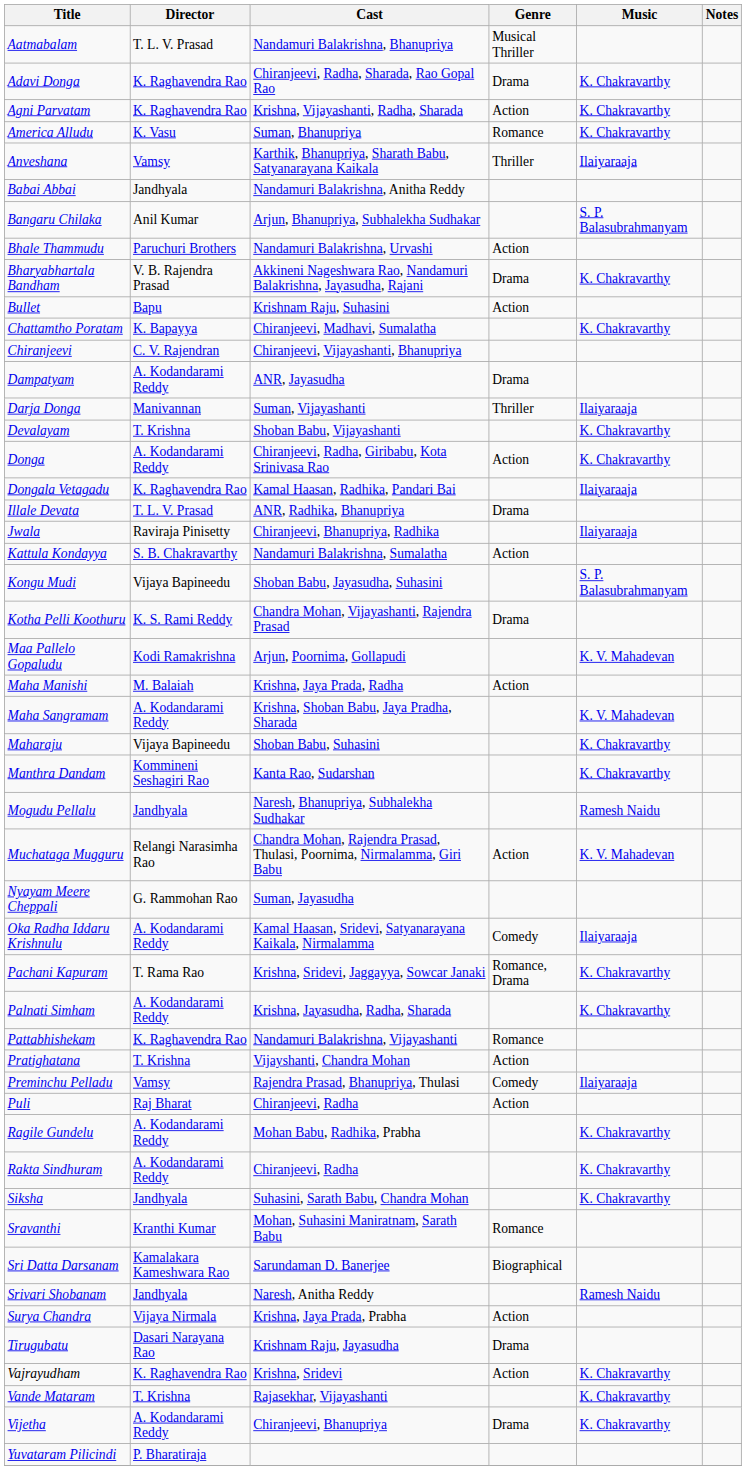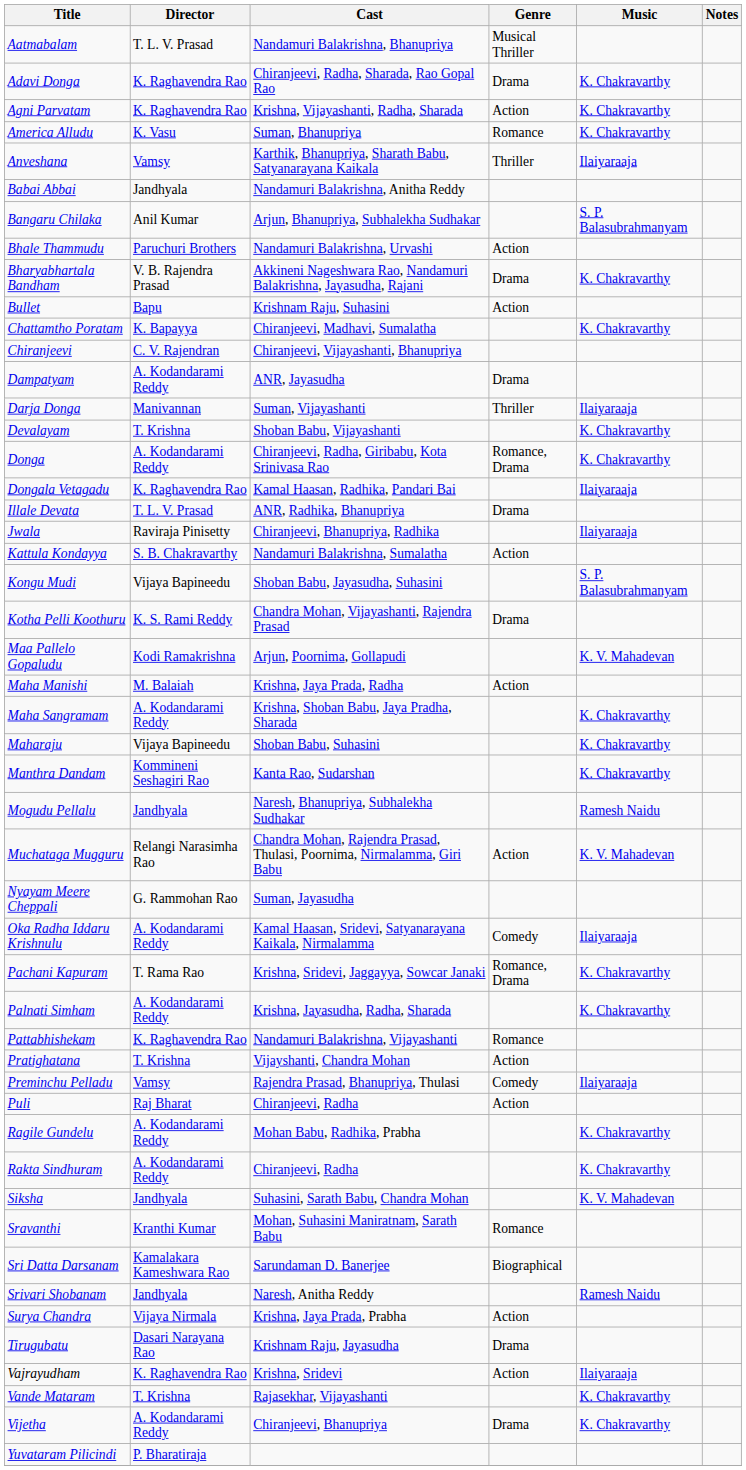(511, 459) Action -> (520, 459) Romance, Drama
(627, 715) K. V. Mahadevan -> (625, 715) K. Chakravarthy
(625, 1199) K. Chakravarthy -> (627, 1199) K. V. Mahadevan
(625, 1374) K. Chakravarthy -> (608, 1374) Ilaiyaraaja
